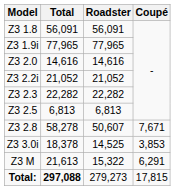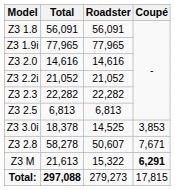rows swapped: (23, 128) <-> (23, 144)
(152, 161) normal -> (152, 161) bold
